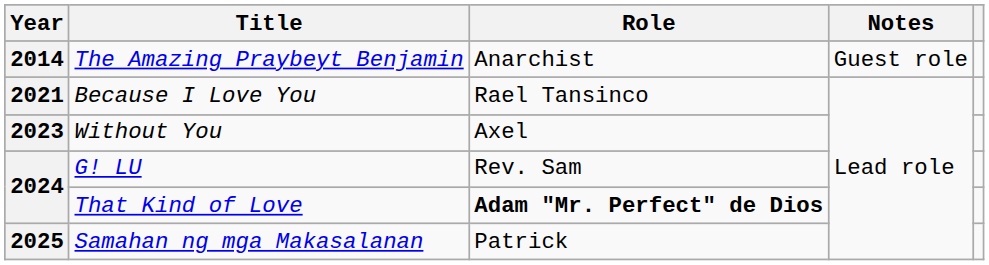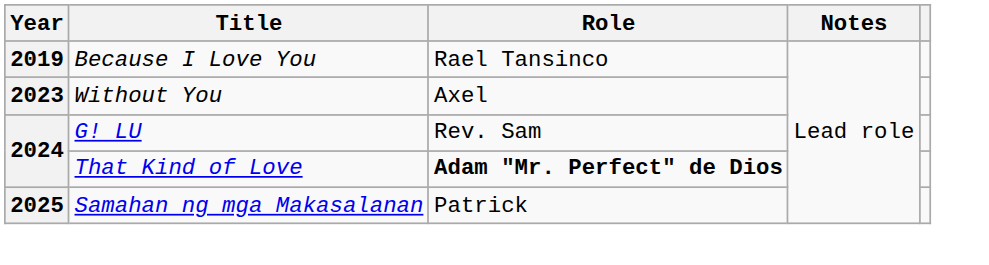- row: (269, 60)
(37, 96) 2021 -> (37, 60) 2019
